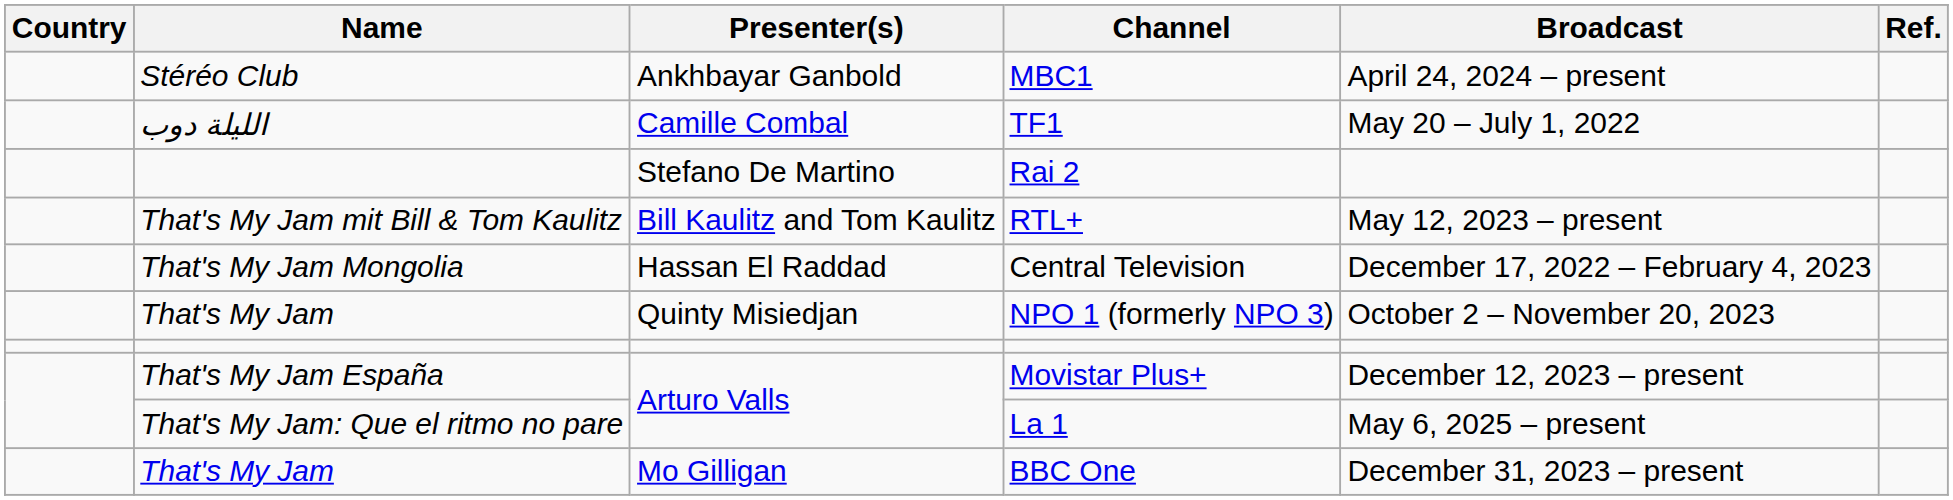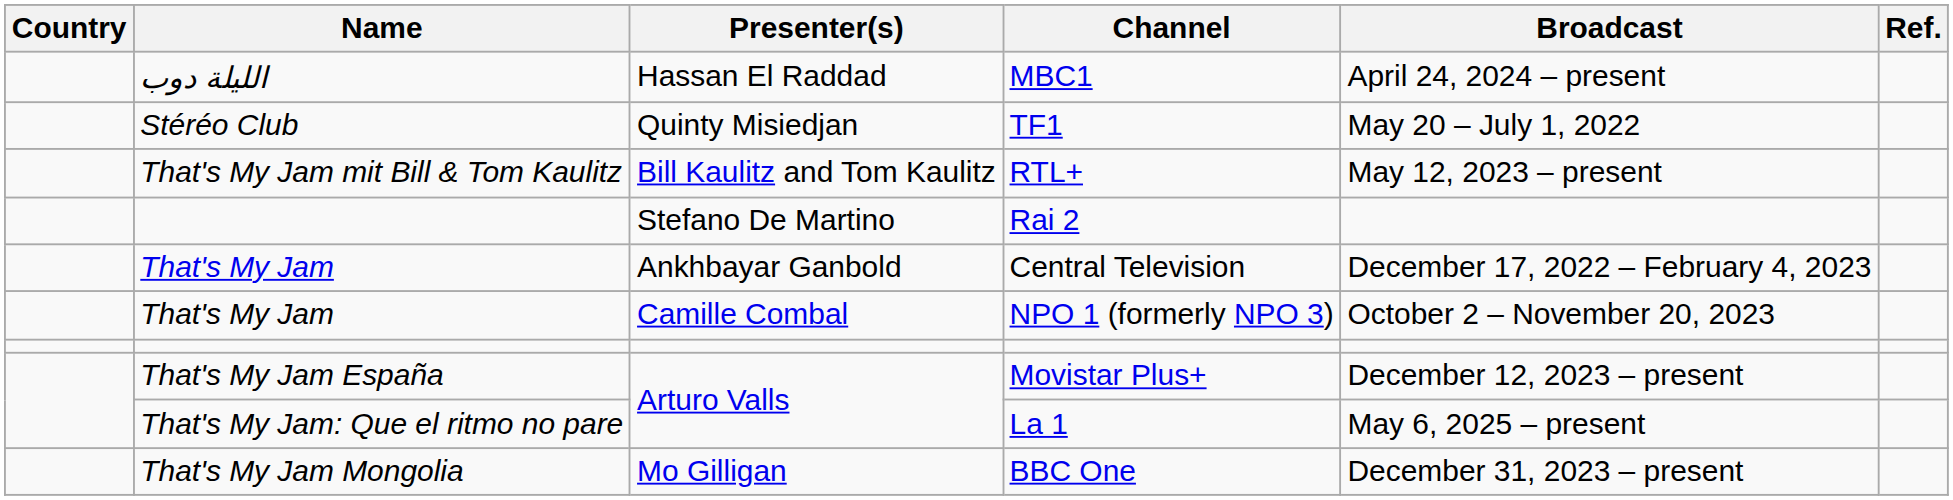(219, 75) Stéréo Club -> (203, 77) الليلة دوب
(769, 75) Ankhbayar Ganbold -> (762, 76) Hassan El Raddad
(203, 124) الليلة دوب -> (219, 124) Stéréo Club
(743, 124) Camille Combal -> (748, 124) Quinty Misiedjan
rows swapped: (1046, 219) <-> (1044, 172)
(302, 267) That's My Jam Mongolia -> (237, 267) That's My Jam
(762, 267) Hassan El Raddad -> (769, 267) Ankhbayar Ganbold
(748, 314) Quinty Misiedjan -> (743, 314) Camille Combal
(237, 470) That's My Jam -> (302, 470) That's My Jam Mongolia
